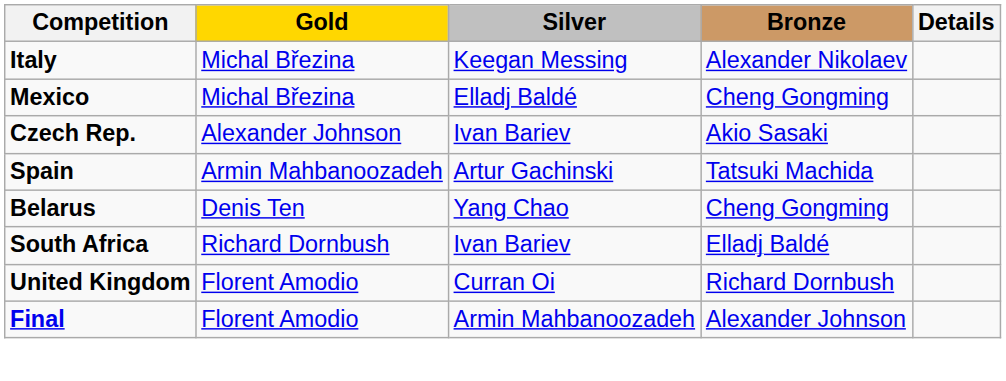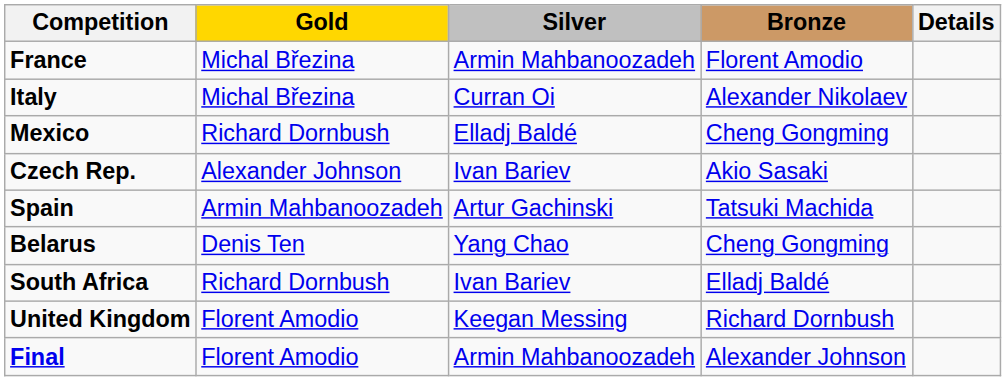+ row: (48, 60)
(541, 60) Keegan Messing -> (504, 97) Curran Oi
(278, 97) Michal Březina -> (295, 134) Richard Dornbush
(504, 282) Curran Oi -> (541, 319) Keegan Messing
